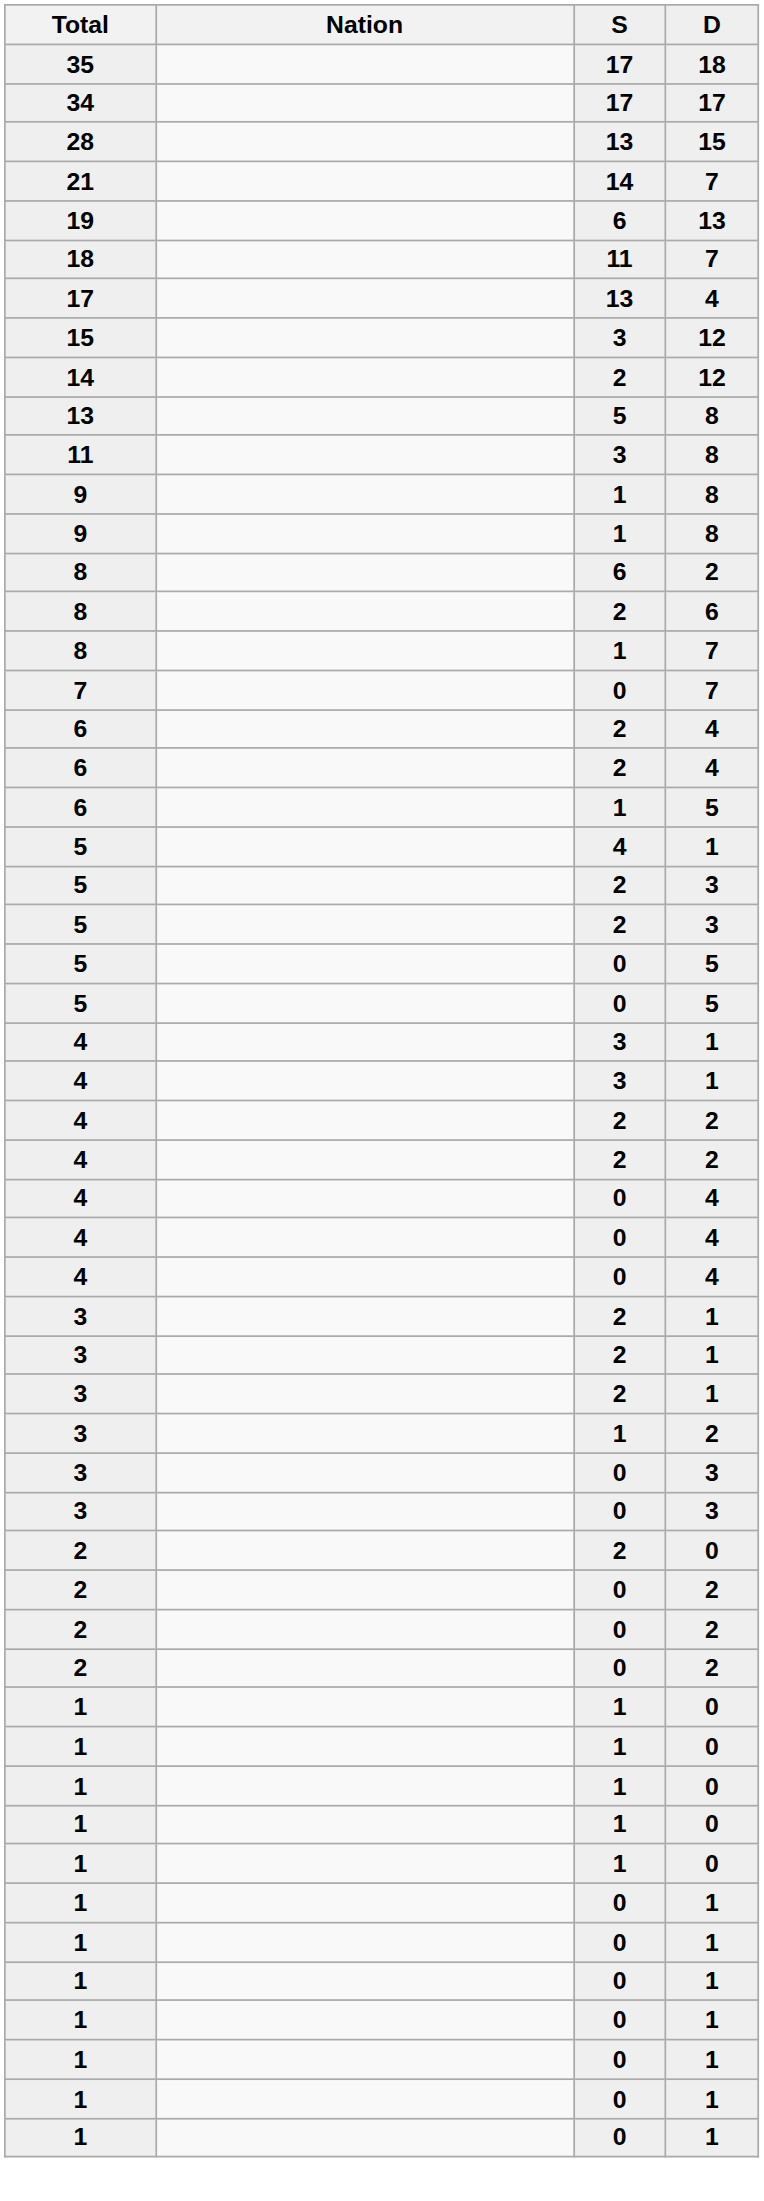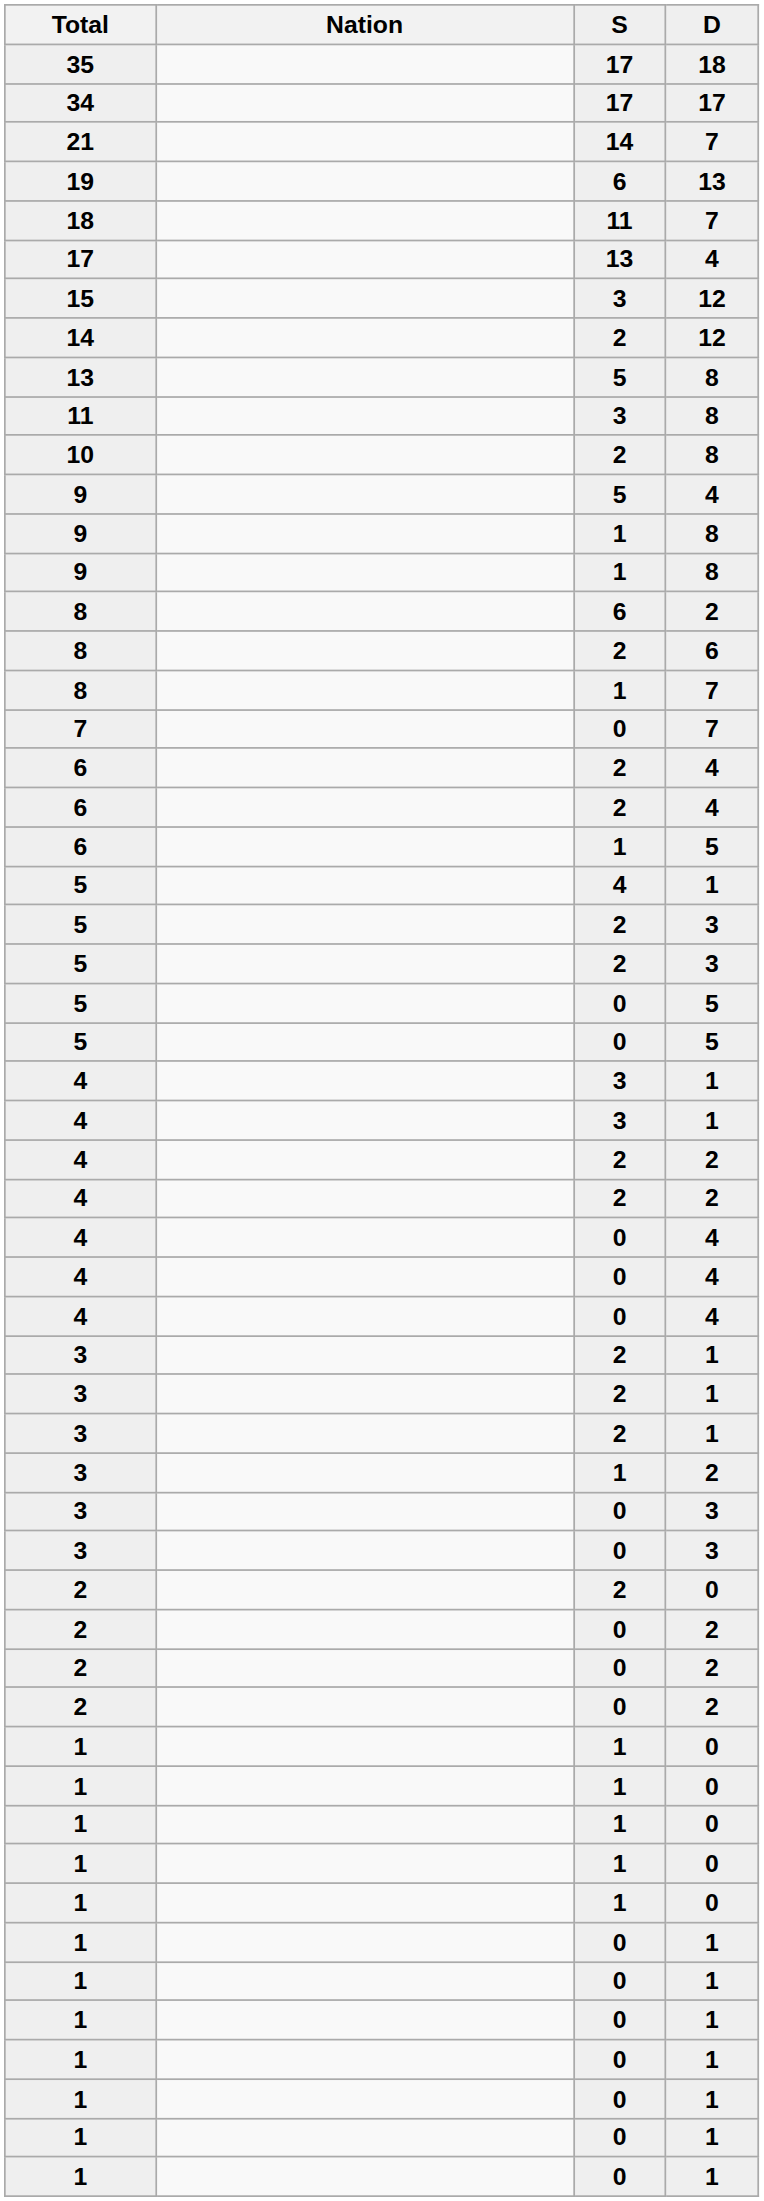- row: (80, 142)
+ row: (80, 455)
+ row: (80, 494)
